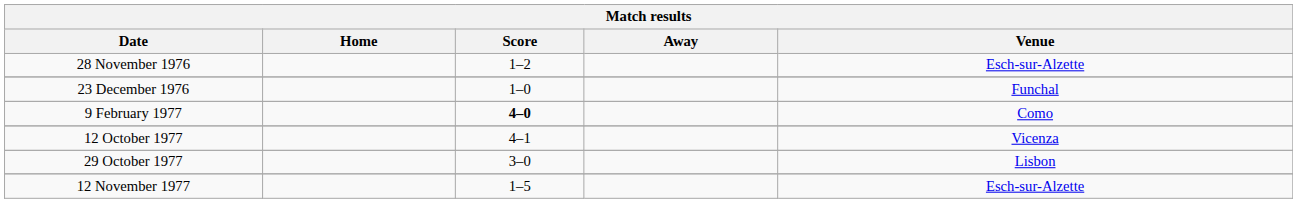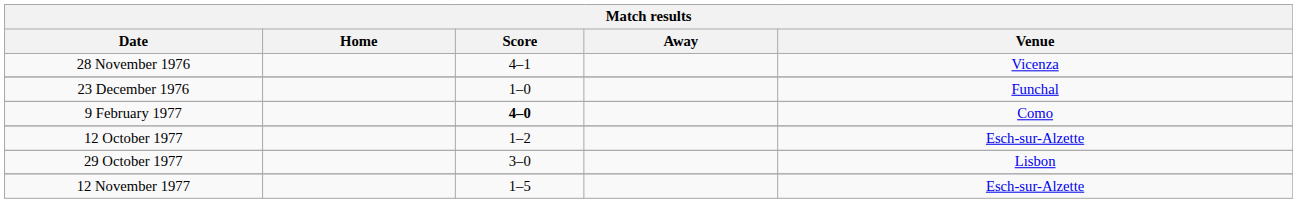(520, 65) 1–2 -> (520, 65) 4–1
(1035, 65) Esch-sur-Alzette -> (1035, 65) Vicenza
(520, 138) 4–1 -> (520, 138) 1–2
(1035, 138) Vicenza -> (1035, 138) Esch-sur-Alzette
